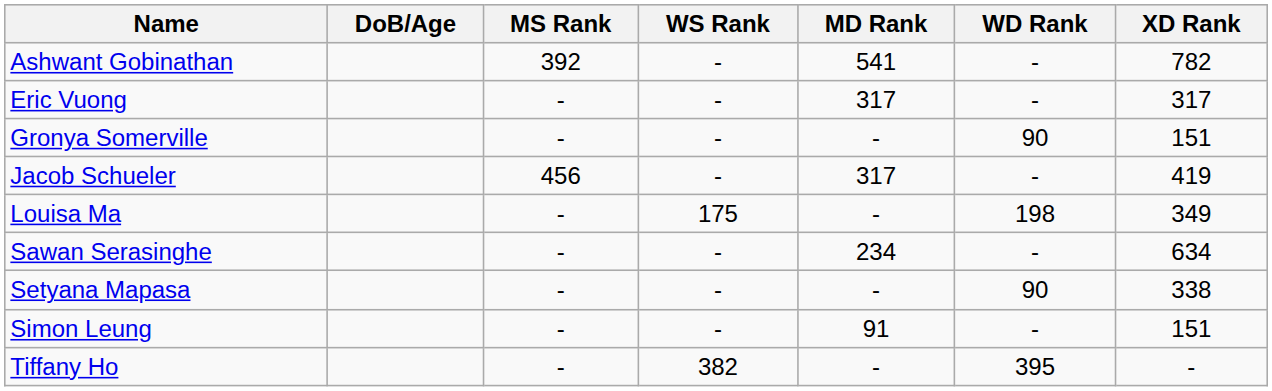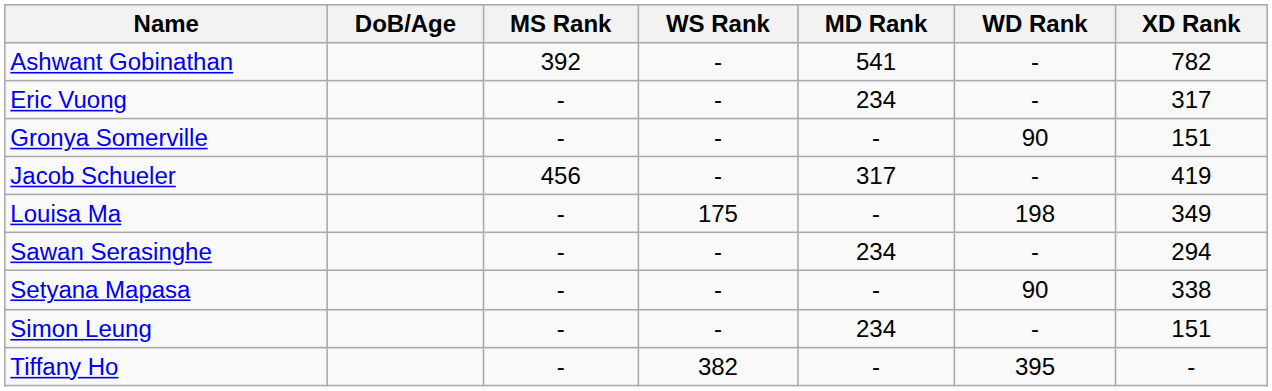(876, 100) 317 -> (876, 100) 234
(1191, 252) 634 -> (1191, 252) 294
(876, 328) 91 -> (876, 328) 234
